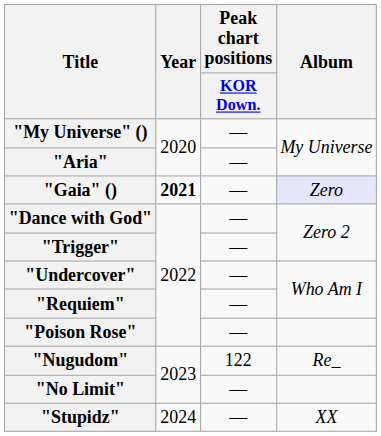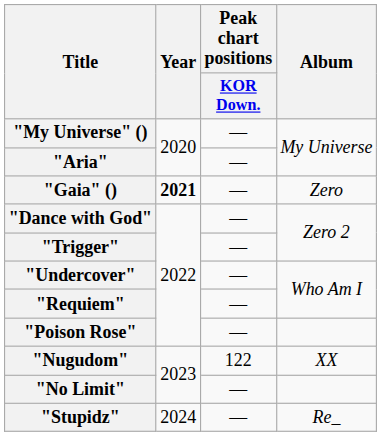(326, 189) lavender background -> (326, 189) no background
(326, 360) Re_ -> (326, 360) XX
(326, 417) XX -> (326, 417) Re_
